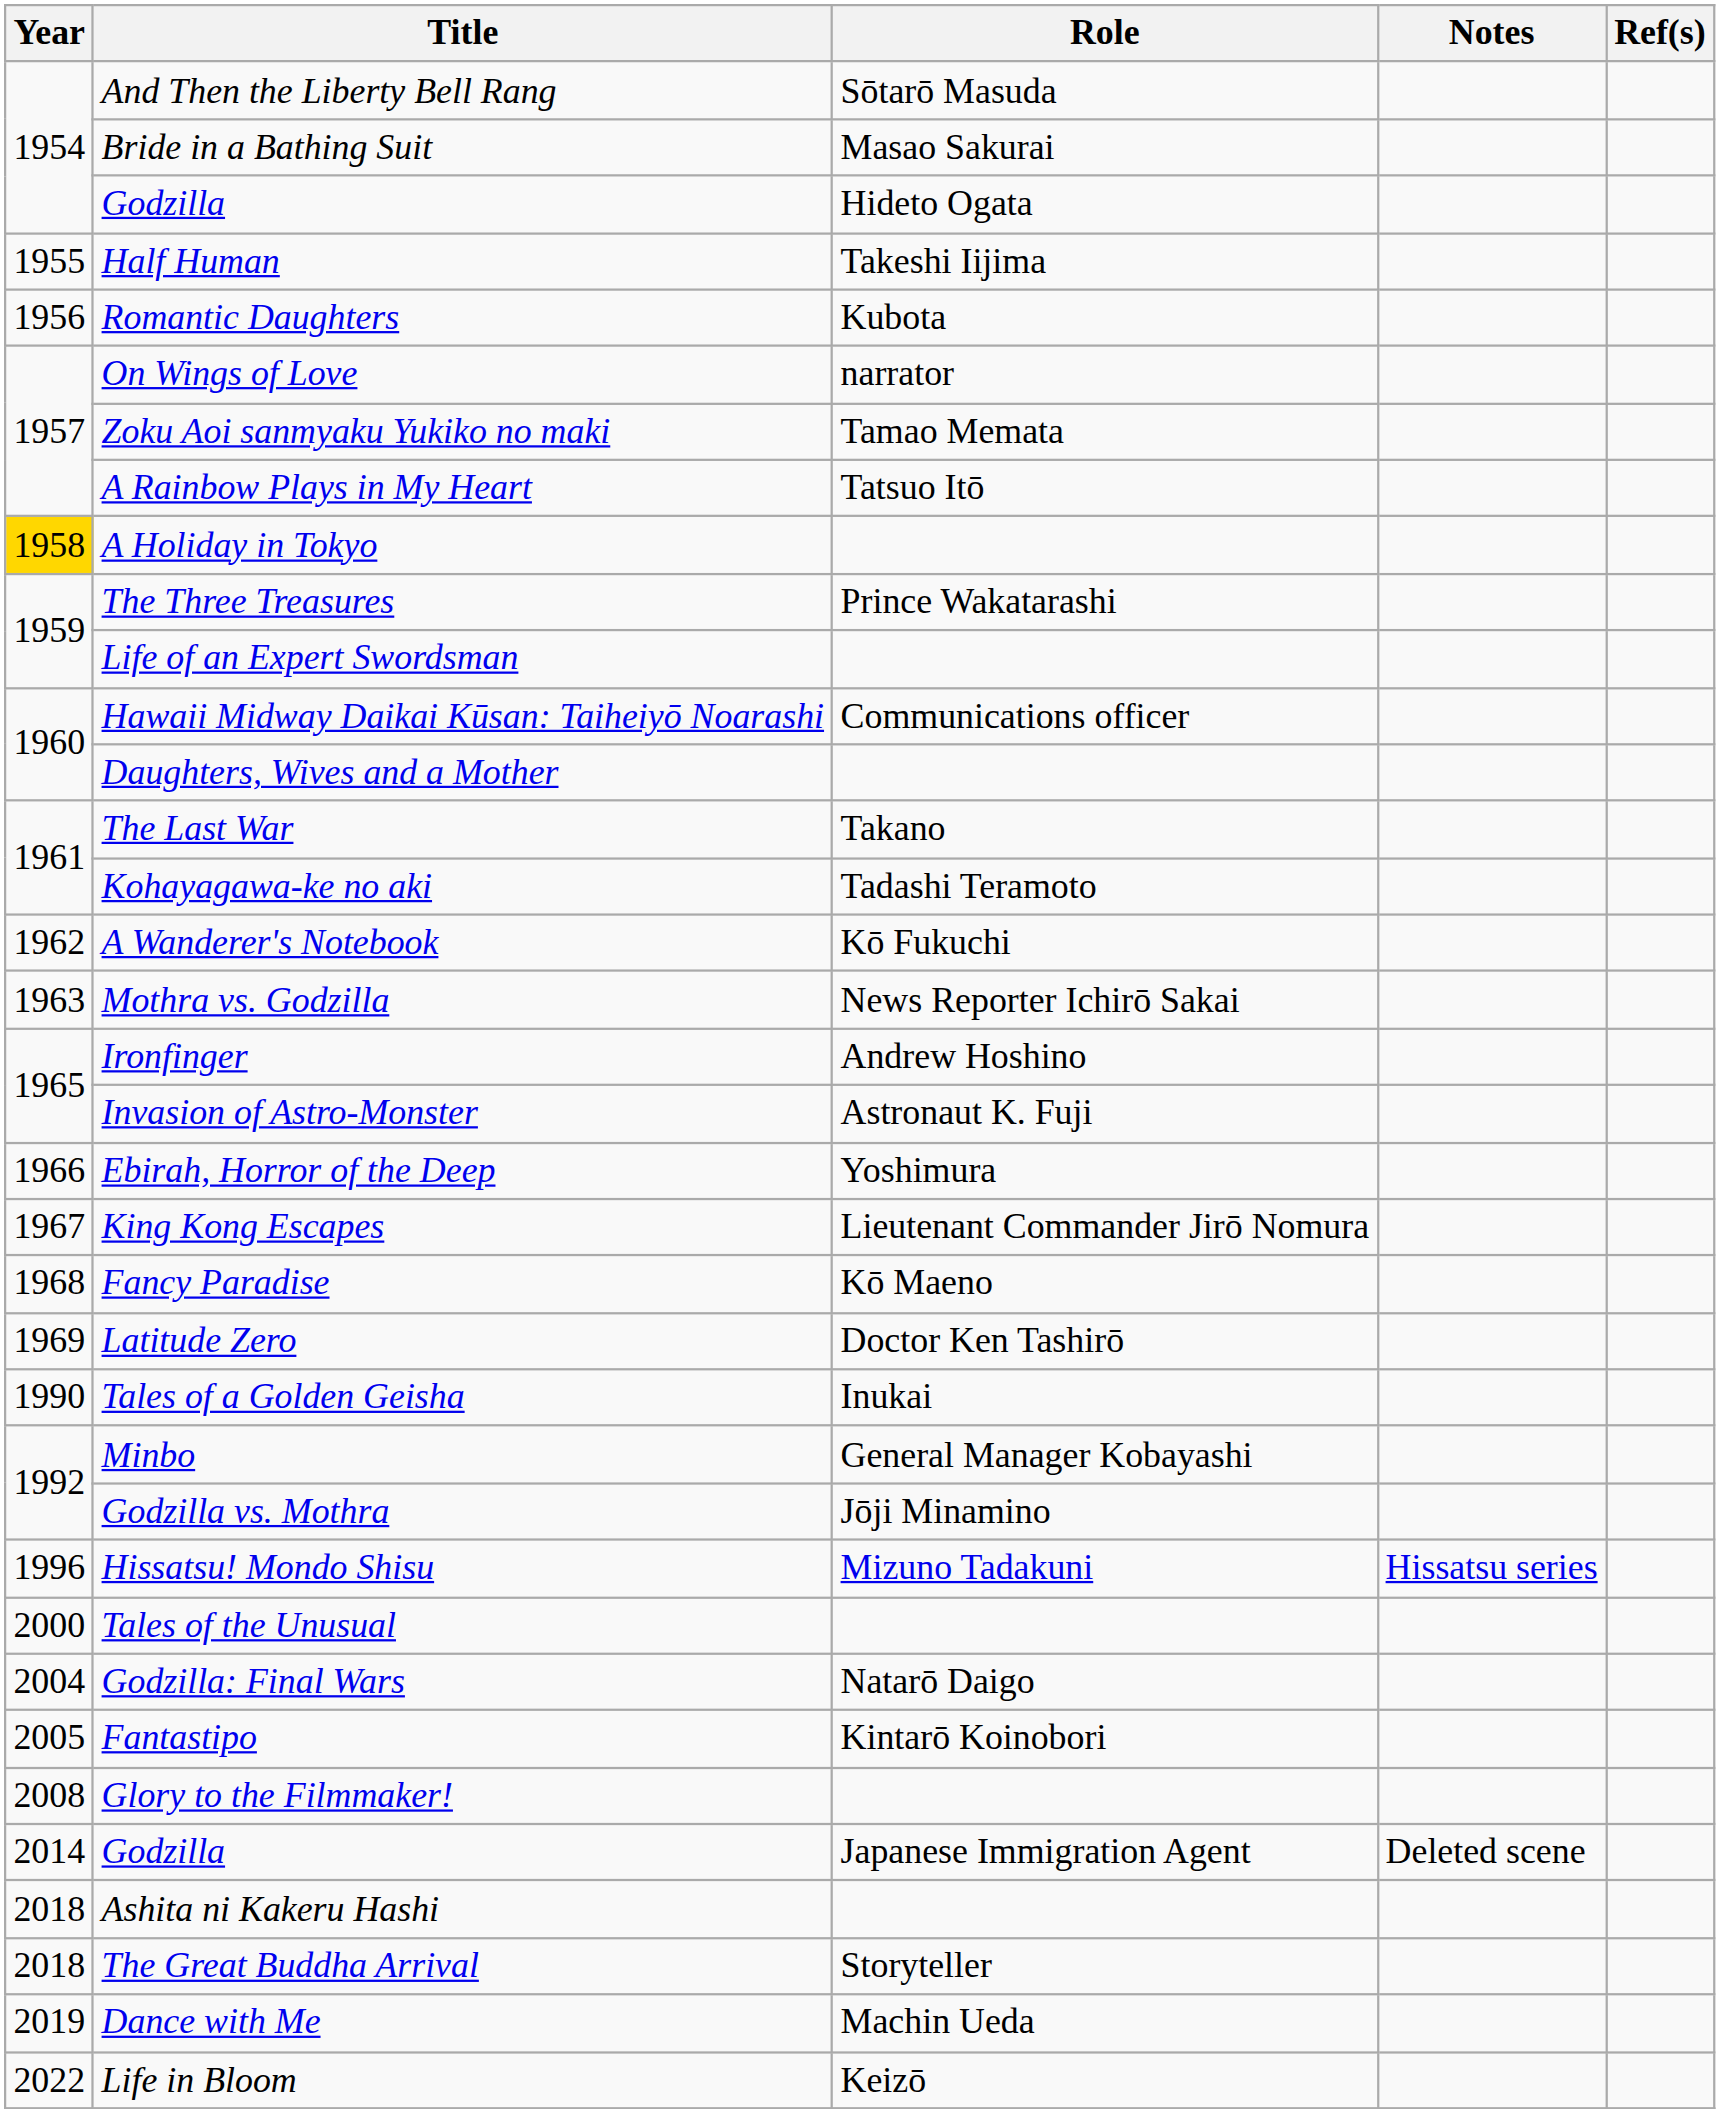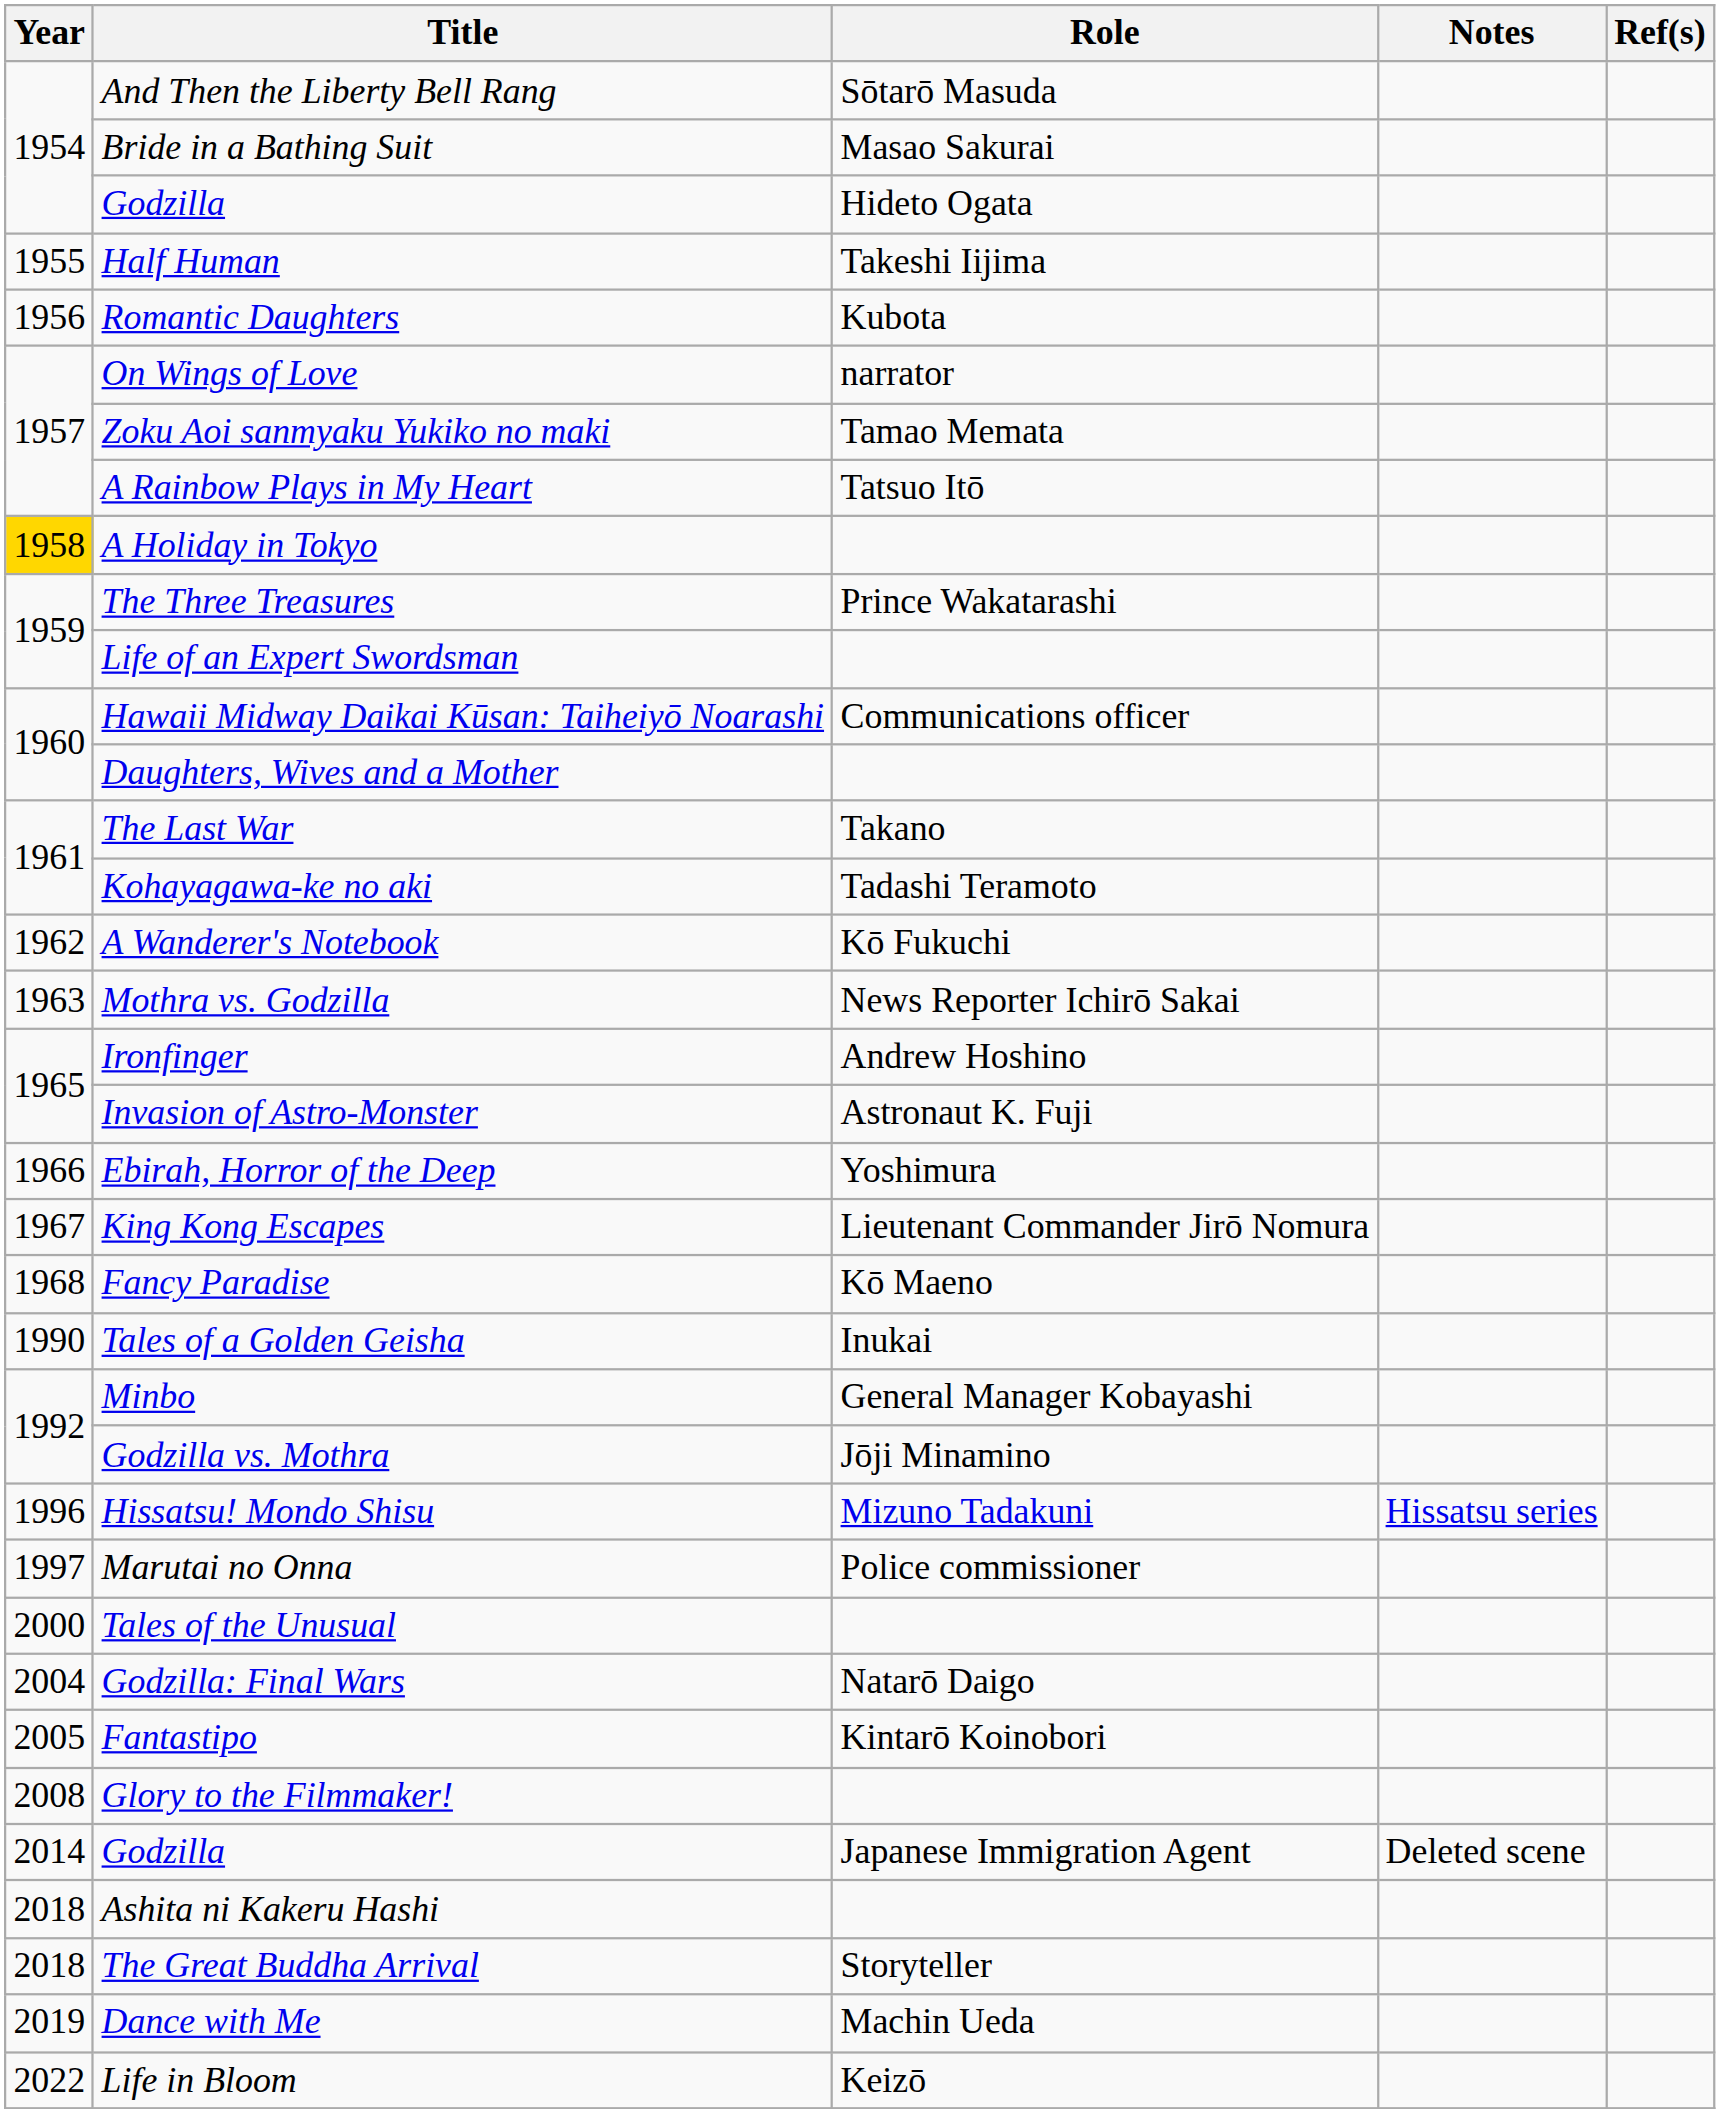- row: (199, 1340)
+ row: (227, 1567)
